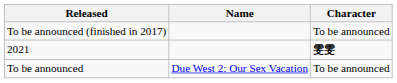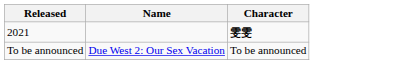- row: (87, 31)
